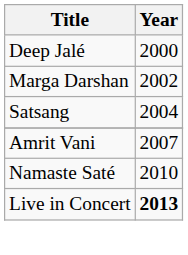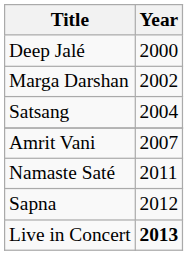(159, 173) 2010 -> (159, 173) 2011
+ row: (33, 204)
